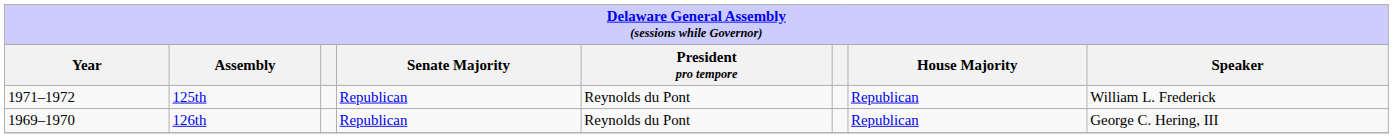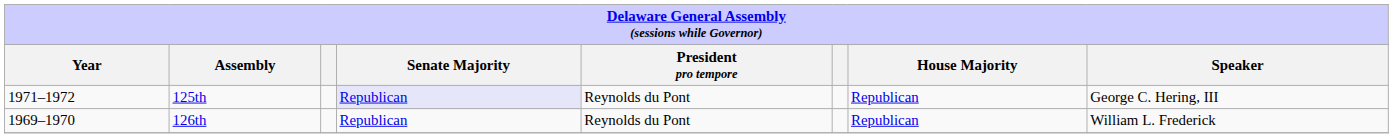(373, 96) no background -> (373, 96) lavender background
(1153, 96) William L. Frederick -> (1154, 96) George C. Hering, III
(1154, 120) George C. Hering, III -> (1153, 120) William L. Frederick
